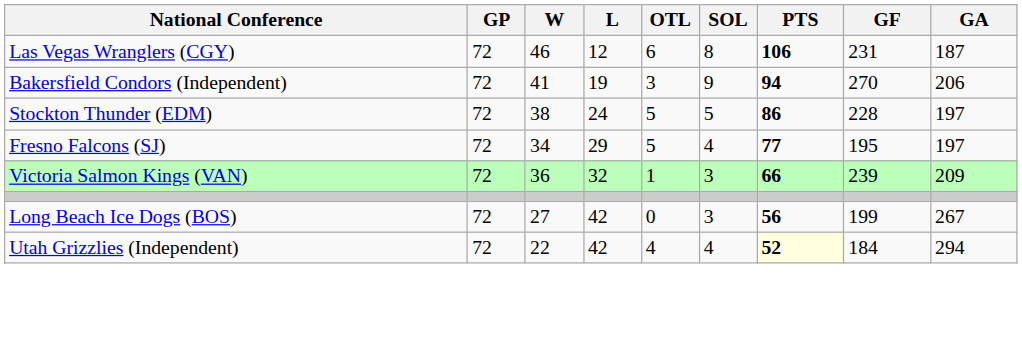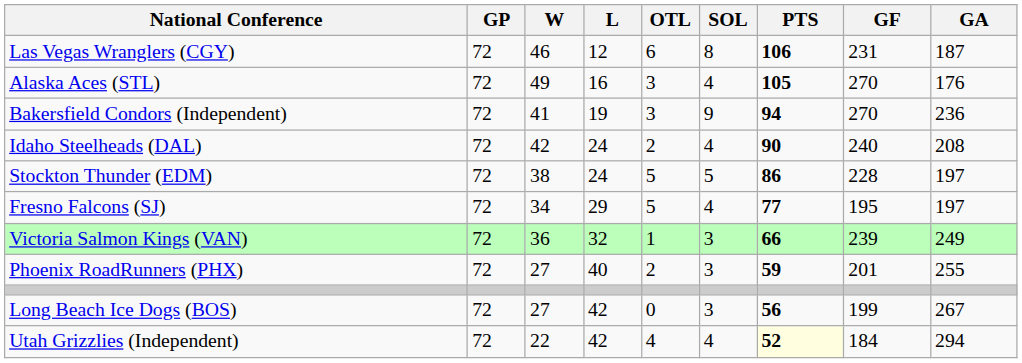+ row: (85, 82)
(950, 82) 206 -> (950, 113) 236
+ row: (105, 144)
(950, 176) 209 -> (950, 238) 249
+ row: (126, 269)
